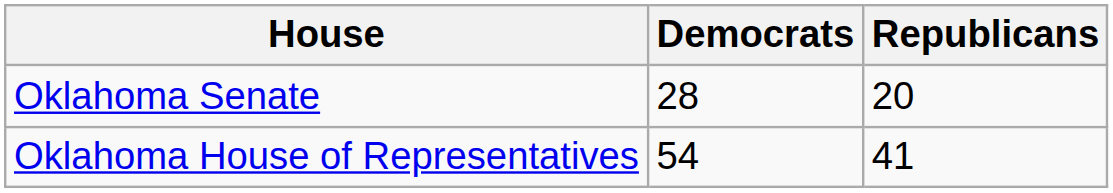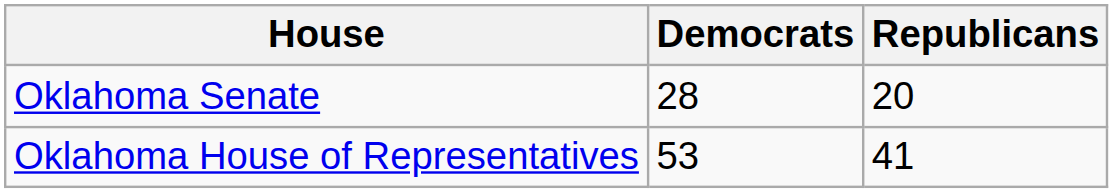(678, 156) 54 -> (678, 156) 53
